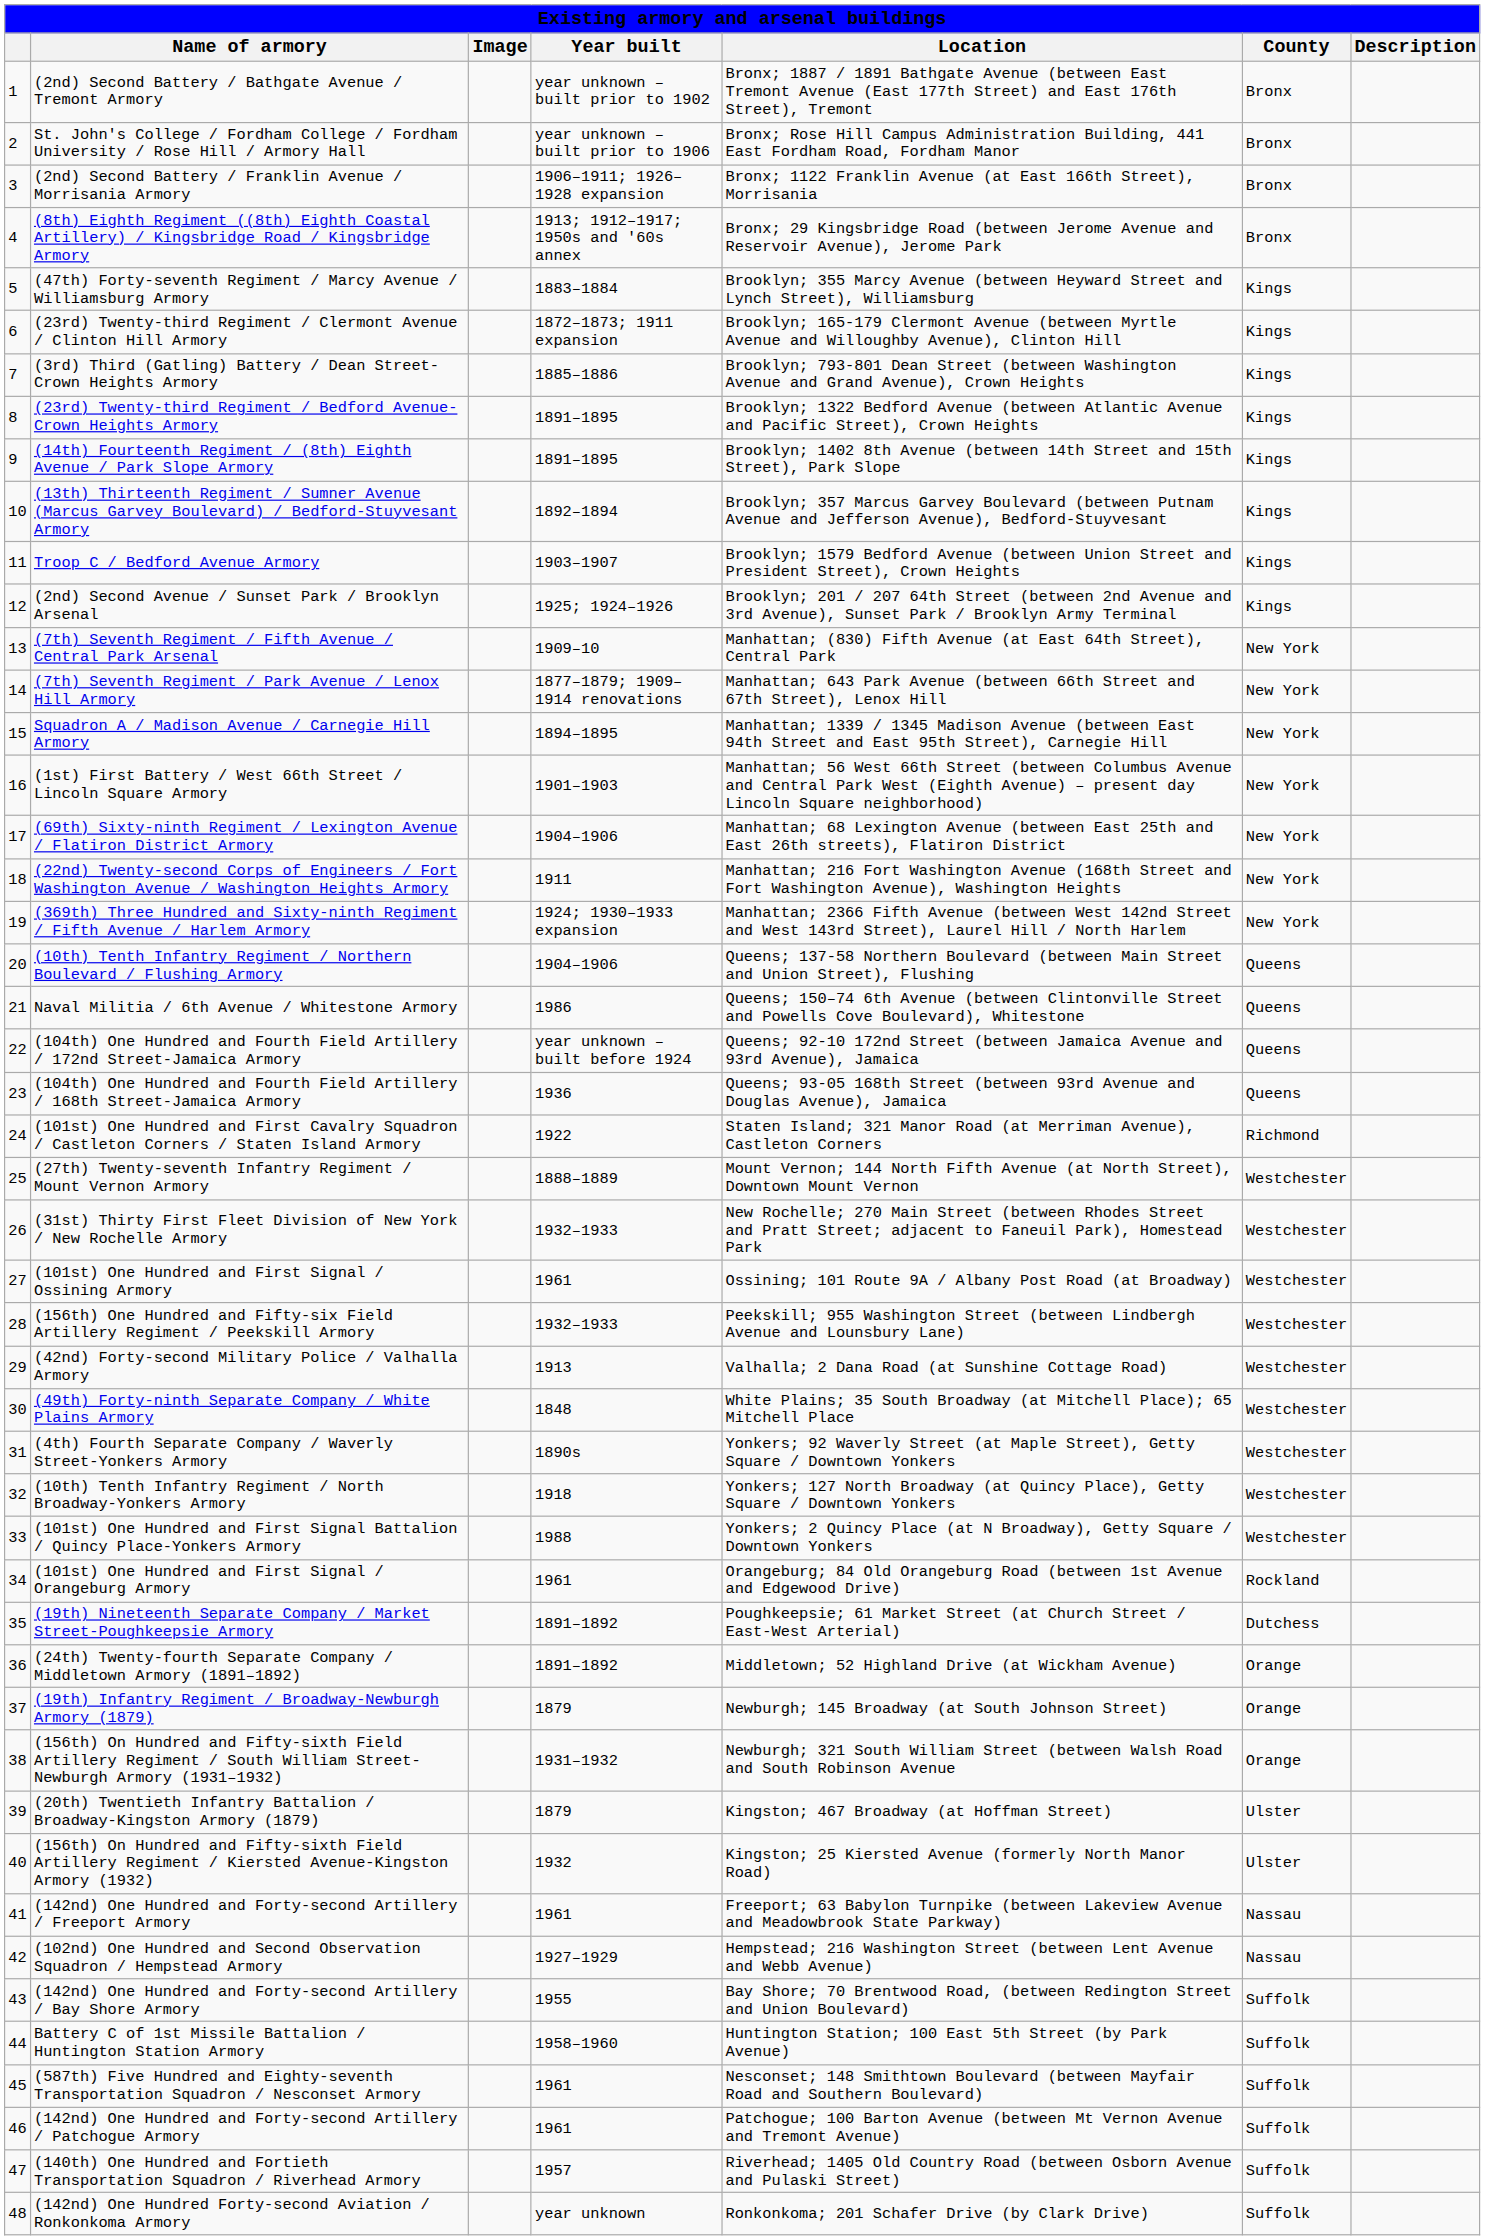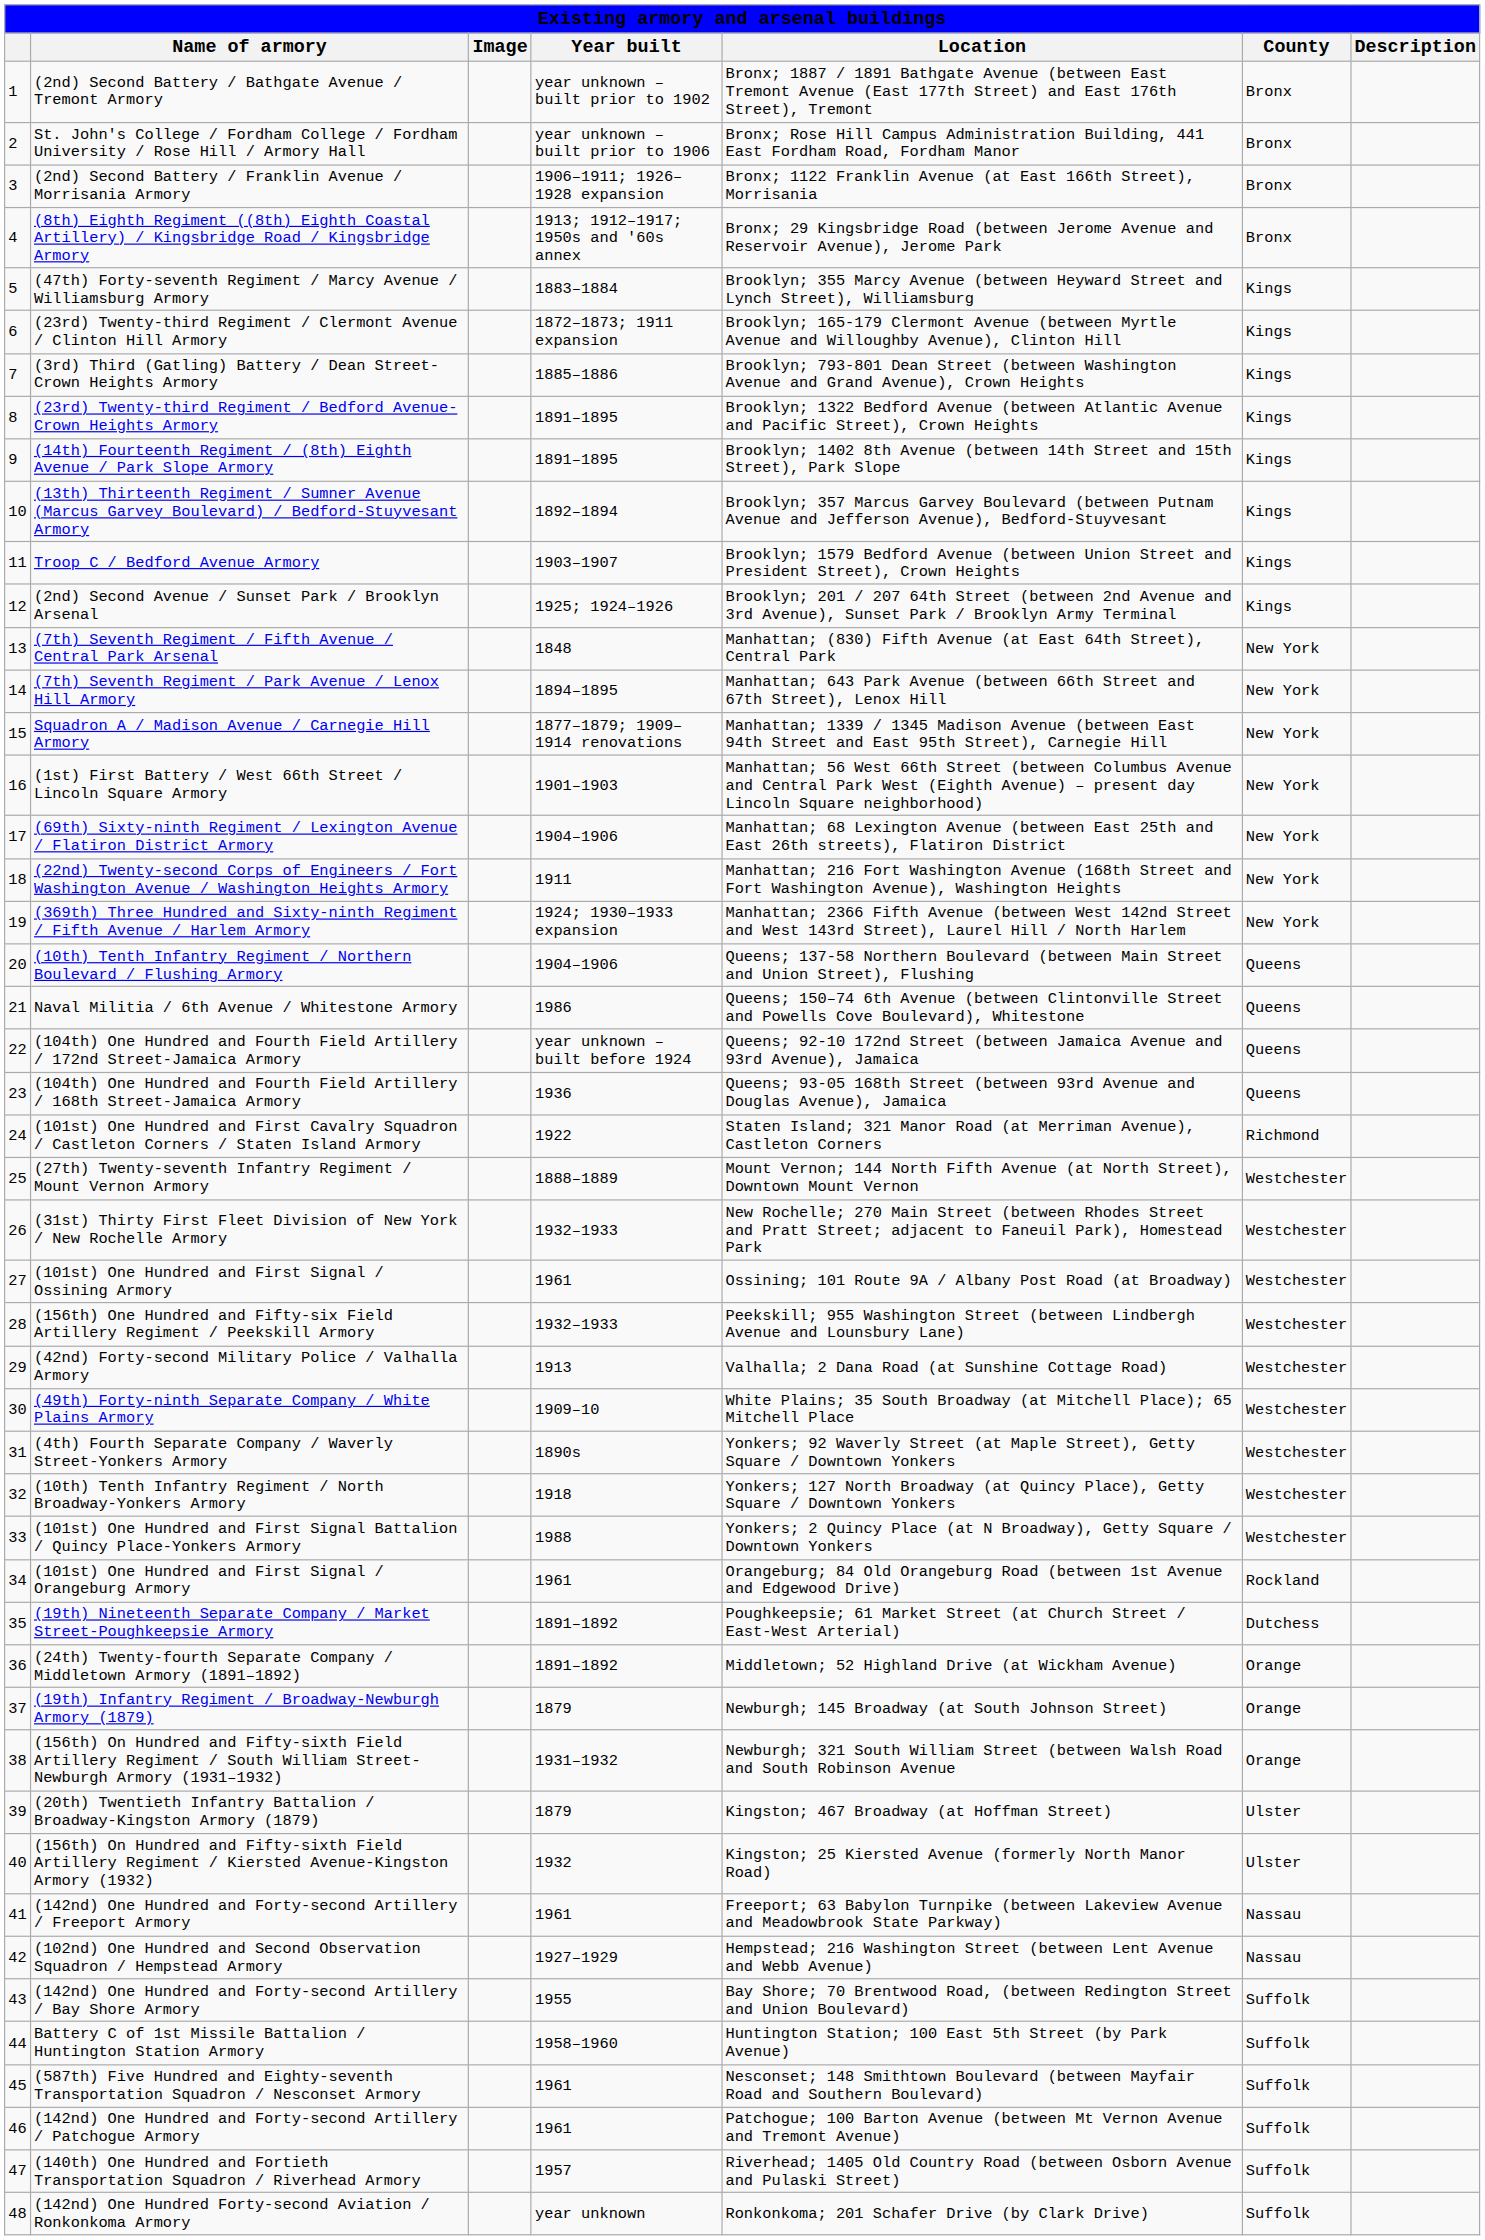(567, 649) 1909–10 -> (553, 649) 1848
(609, 691) 1877–1879; 1909–1914 renovations -> (576, 691) 1894–1895
(576, 734) 1894–1895 -> (609, 734) 1877–1879; 1909–1914 renovations
(553, 1410) 1848 -> (567, 1410) 1909–10
